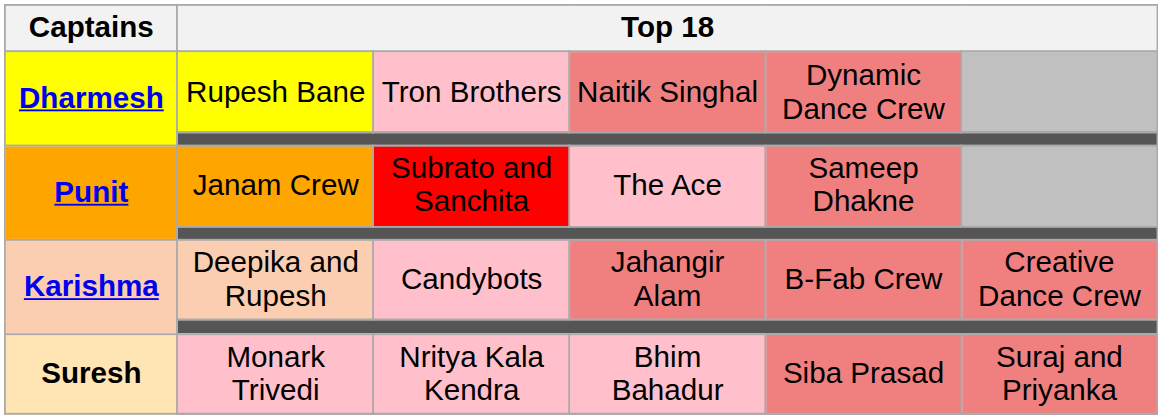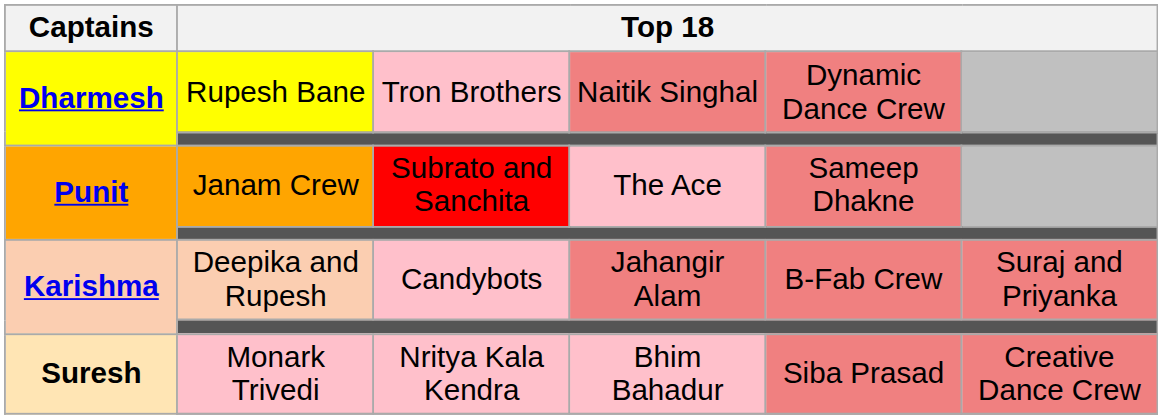(1059, 279) Creative Dance Crew -> (1059, 279) Suraj and Priyanka
(1059, 373) Suraj and Priyanka -> (1059, 373) Creative Dance Crew
